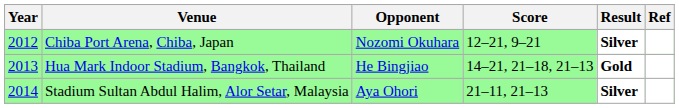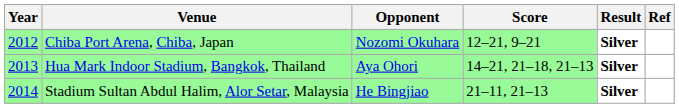(392, 66) He Bingjiao -> (387, 66) Aya Ohori
(616, 66) Gold -> (619, 66) Silver
(387, 91) Aya Ohori -> (392, 91) He Bingjiao
